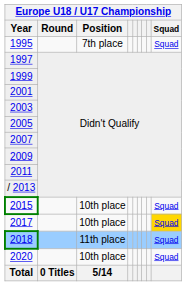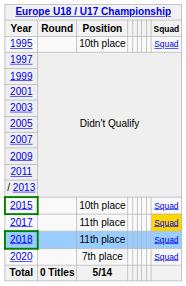(102, 44) 7th place -> (102, 44) 10th place
(102, 222) 10th place -> (102, 222) 11th place
(102, 257) 10th place -> (102, 257) 7th place
